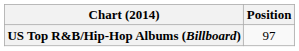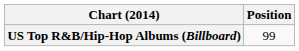(269, 35) 97 -> (269, 35) 99
